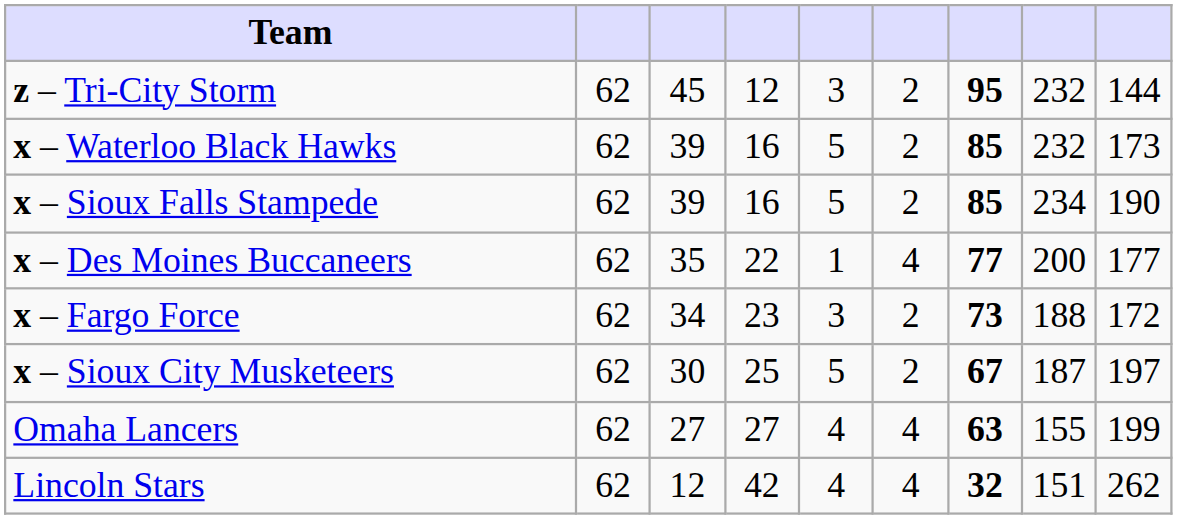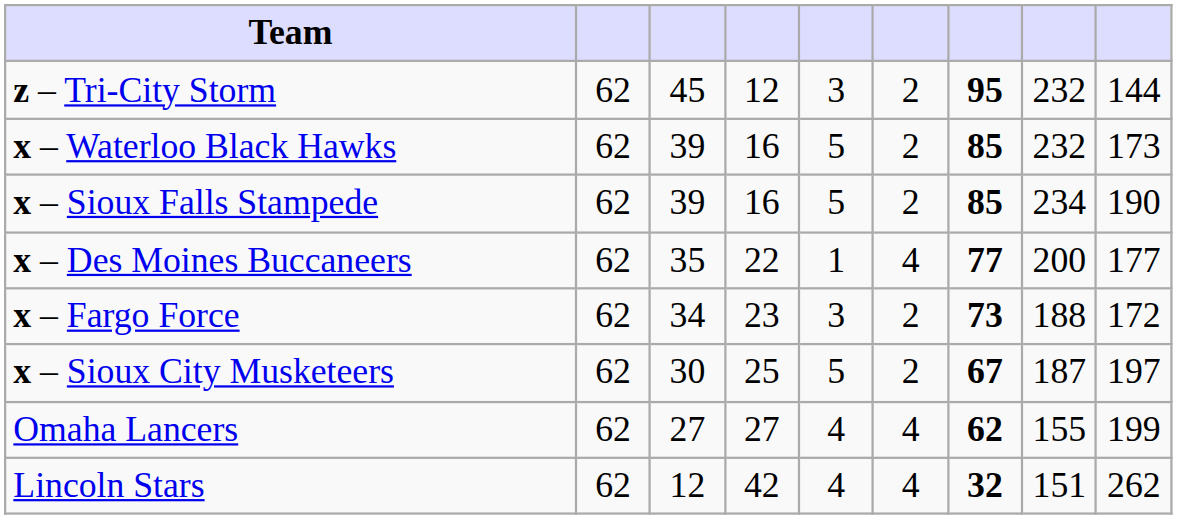(985, 428) 63 -> (985, 428) 62
